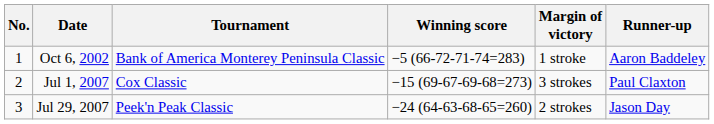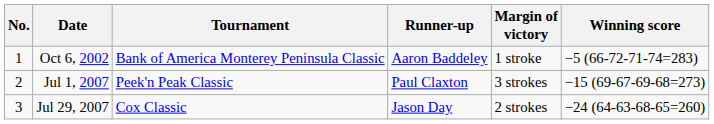columns swapped: (462, 25) <-> (657, 25)
(151, 82) Cox Classic -> (174, 82) Peek'n Peak Classic
(174, 107) Peek'n Peak Classic -> (151, 107) Cox Classic
